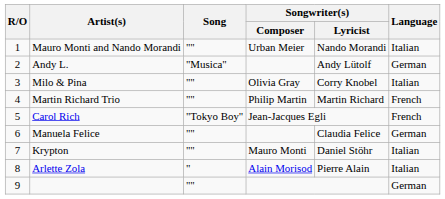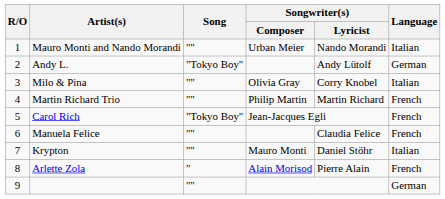(206, 64) "Musica" -> (215, 64) "Tokyo Boy"
(409, 133) German -> (406, 133) French
(405, 168) Italian -> (406, 168) French
